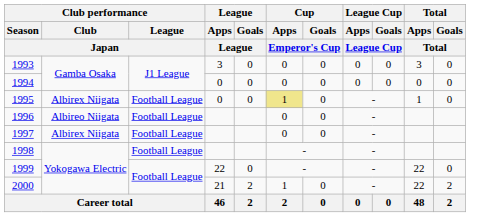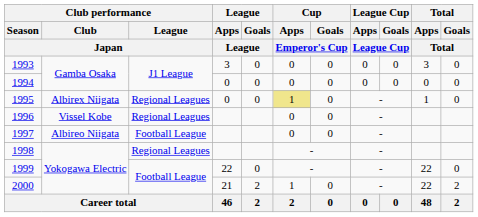(167, 99) Football League -> (171, 99) Regional Leagues
(85, 116) Albireo Niigata -> (85, 116) Vissel Kobe
(167, 116) Football League -> (171, 116) Regional Leagues
(85, 133) Albirex Niigata -> (85, 133) Albireo Niigata
(167, 151) Football League -> (171, 151) Regional Leagues
